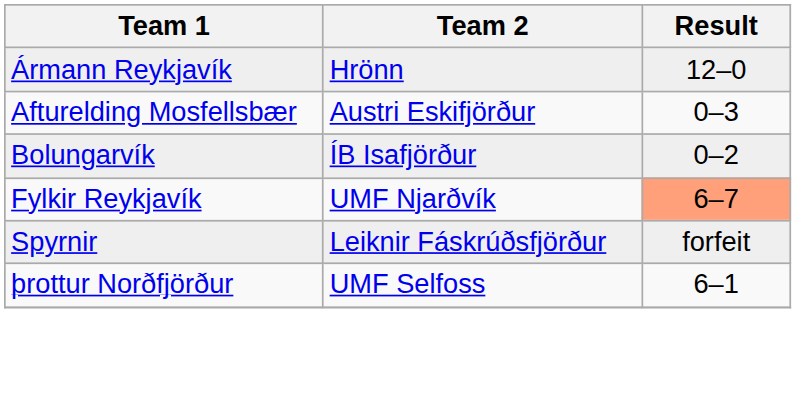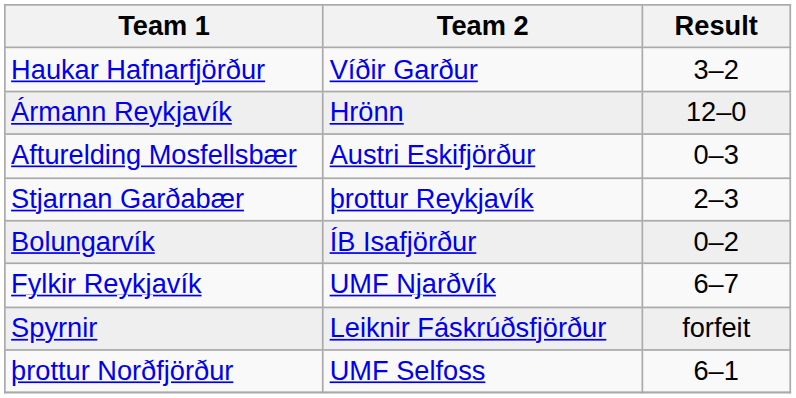+ row: (138, 69)
+ row: (128, 198)
(716, 198) lightsalmon background -> (716, 284) no background
